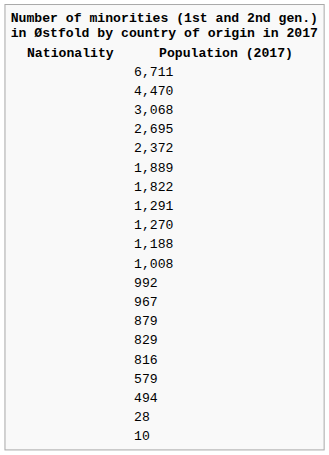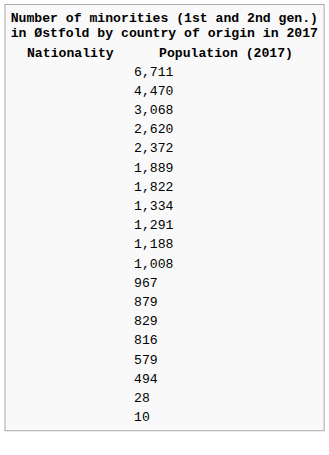- row: (154, 129)
+ row: (154, 129)
+ row: (154, 206)
- row: (154, 225)
- row: (146, 283)
